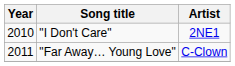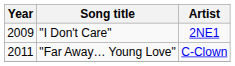(20, 33) 2010 -> (20, 33) 2009
